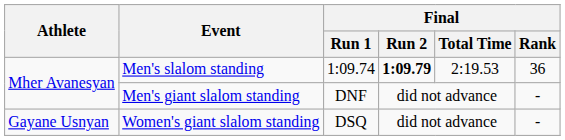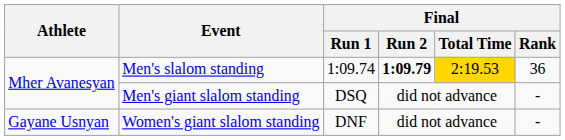(475, 70) no background -> (475, 70) gold background
(351, 96) DNF -> (351, 96) DSQ
(351, 122) DSQ -> (351, 122) DNF
